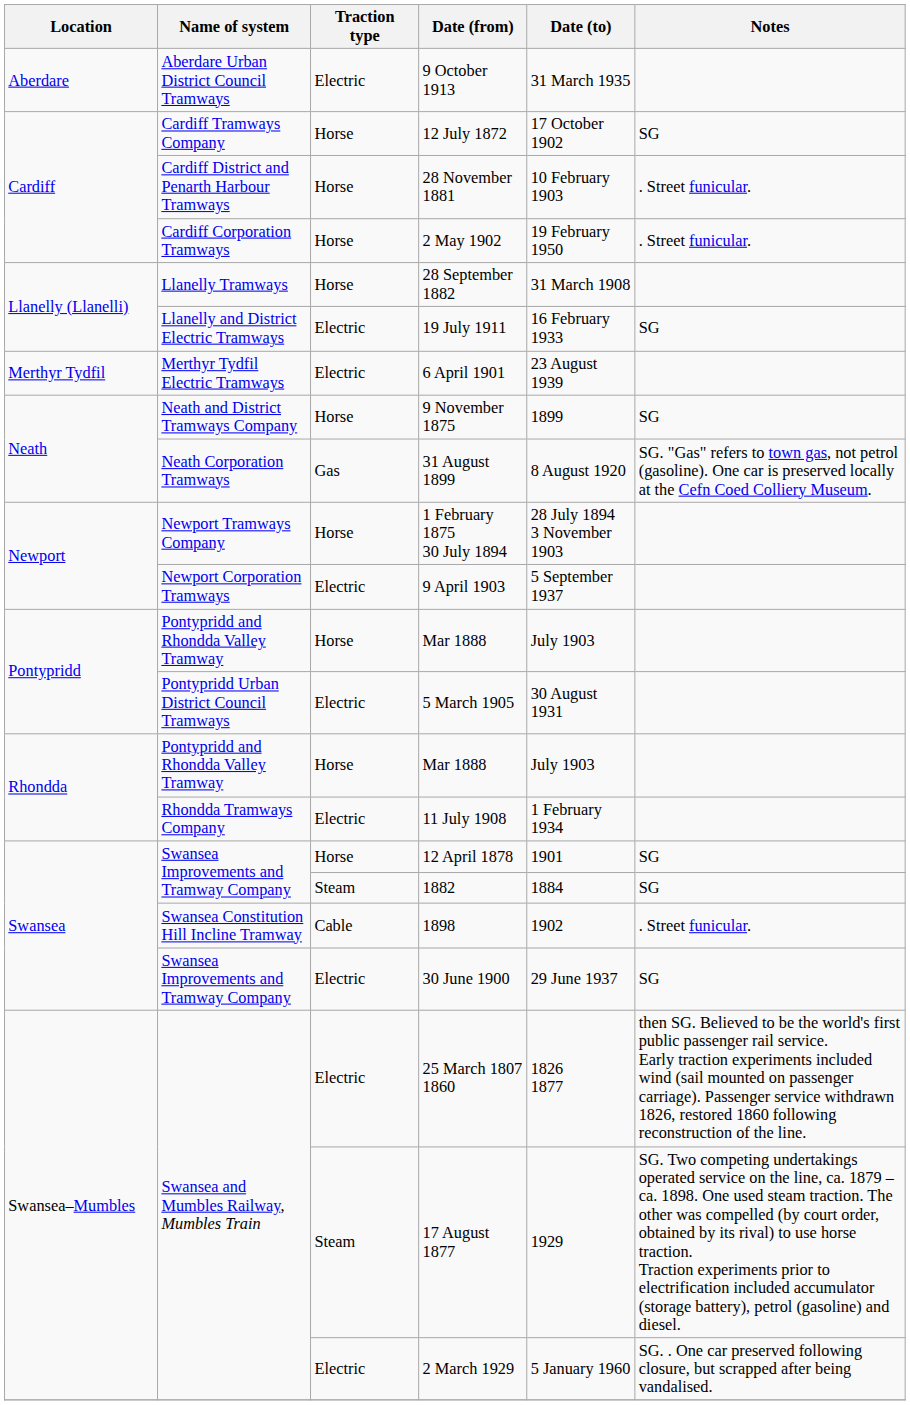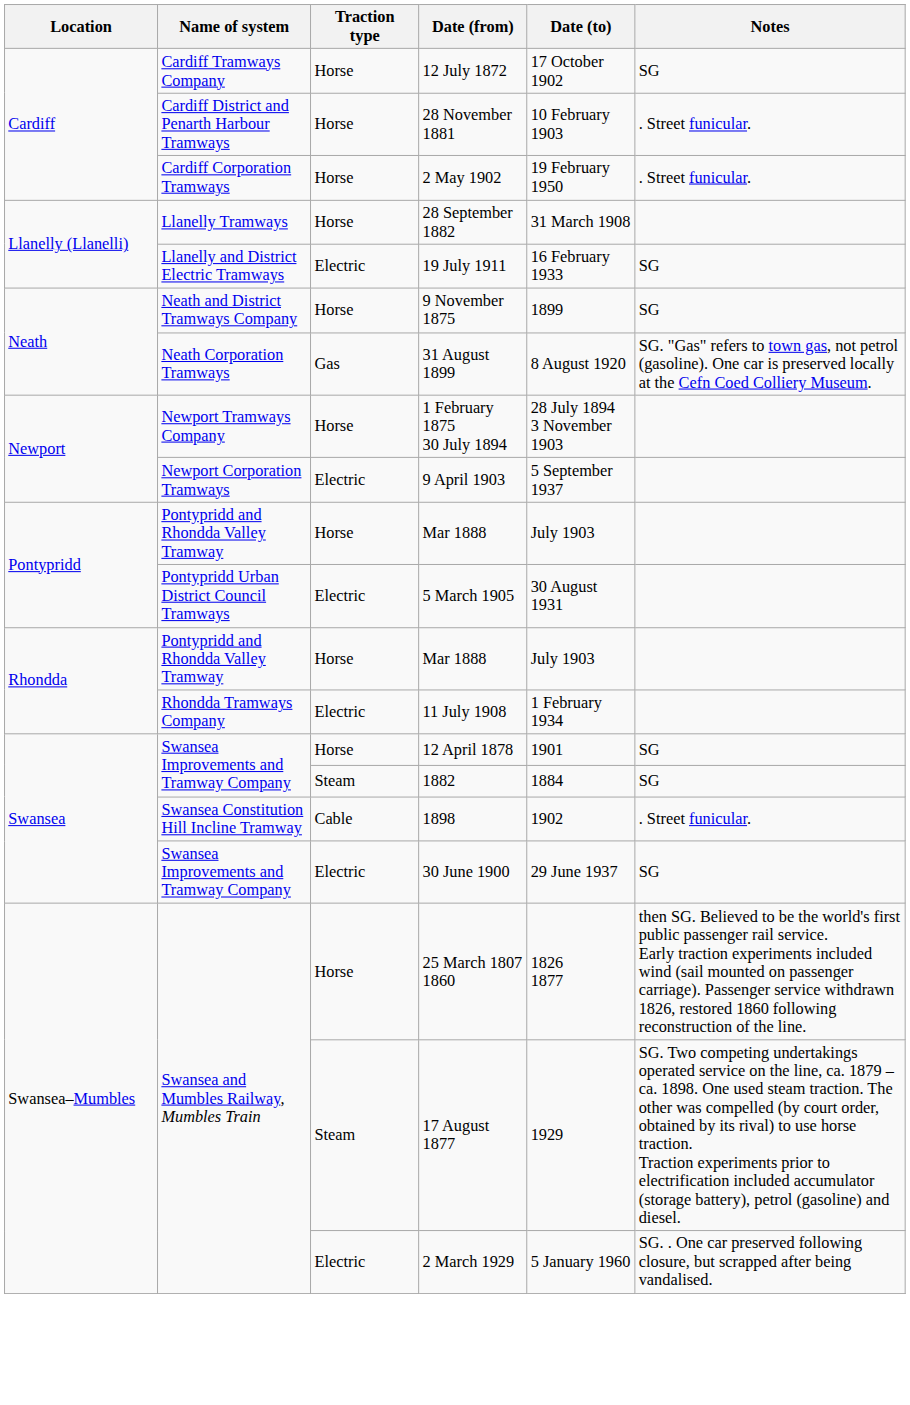- row: (39, 80)
- row: (57, 373)
(340, 1078) Electric -> (334, 971) Horse
